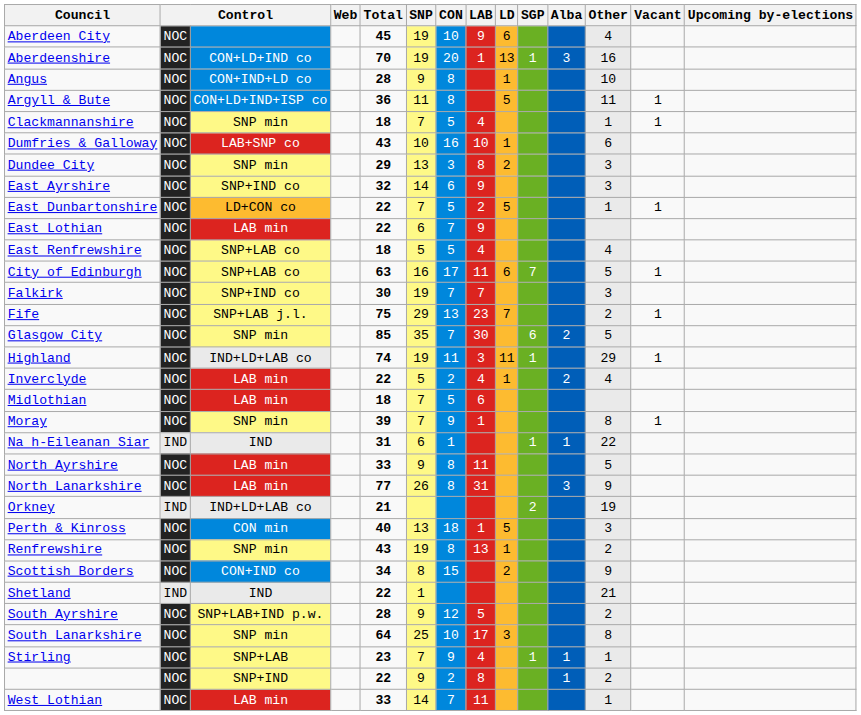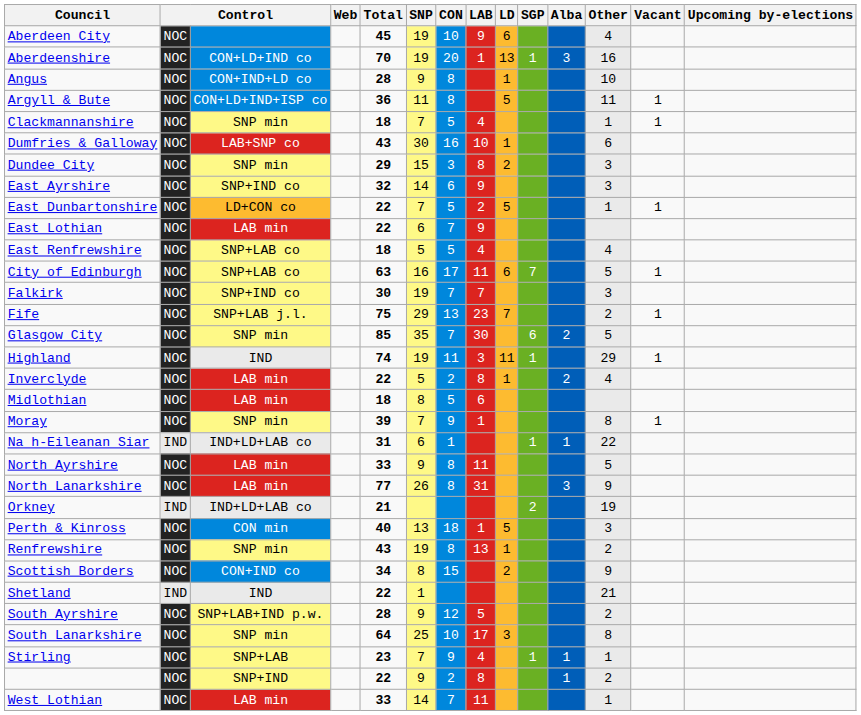(421, 144) 10 -> (421, 144) 30
(421, 165) 13 -> (421, 165) 15
(260, 358) IND+LD+LAB co -> (260, 358) IND
(481, 379) 4 -> (481, 379) 8
(421, 400) 7 -> (421, 400) 8
(260, 443) IND -> (260, 443) IND+LD+LAB co
